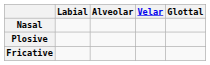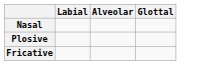- column: (150, 11)
